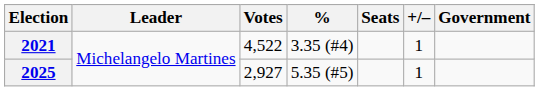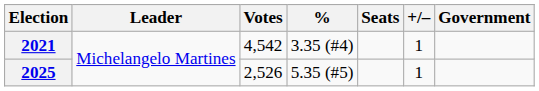(263, 45) 4,522 -> (263, 45) 4,542
(263, 72) 2,927 -> (263, 72) 2,526
